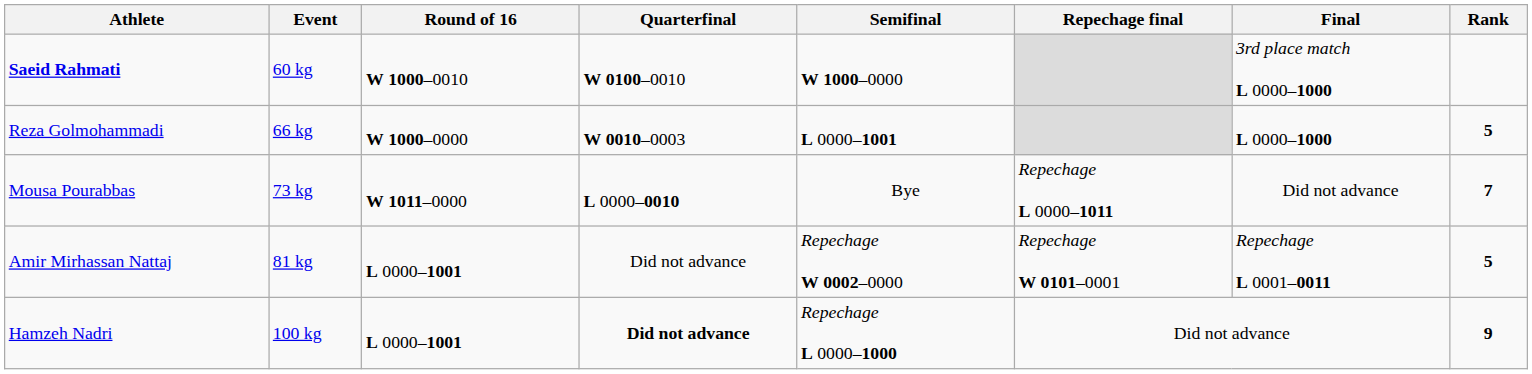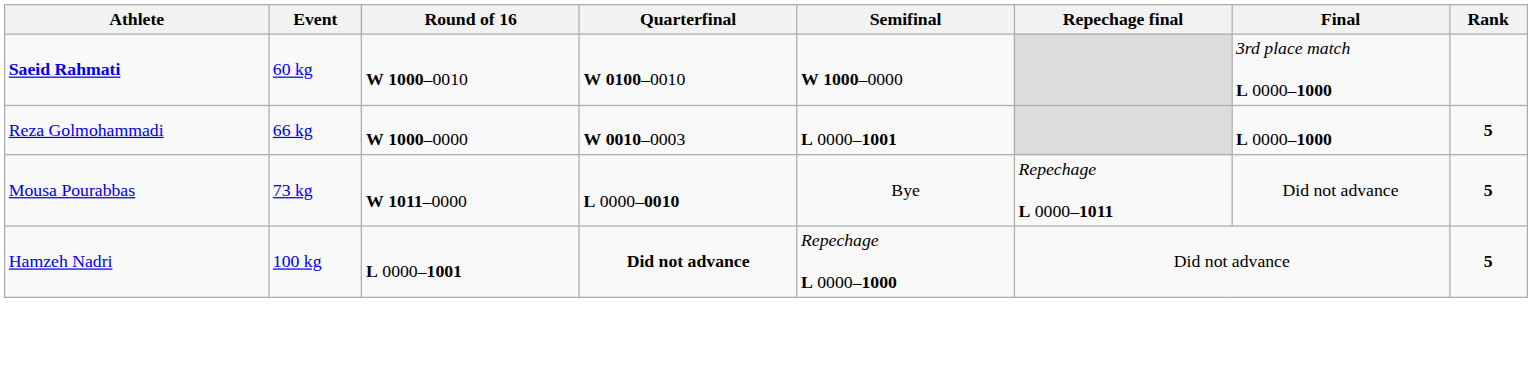(1488, 190) 7 -> (1488, 190) 5
- row: (90, 261)
(1488, 332) 9 -> (1488, 261) 5
